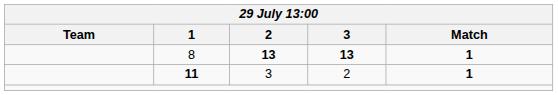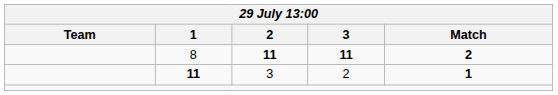(268, 54) 13 -> (270, 54) 11
(347, 54) 13 -> (346, 54) 11
(469, 54) 1 -> (469, 54) 2
